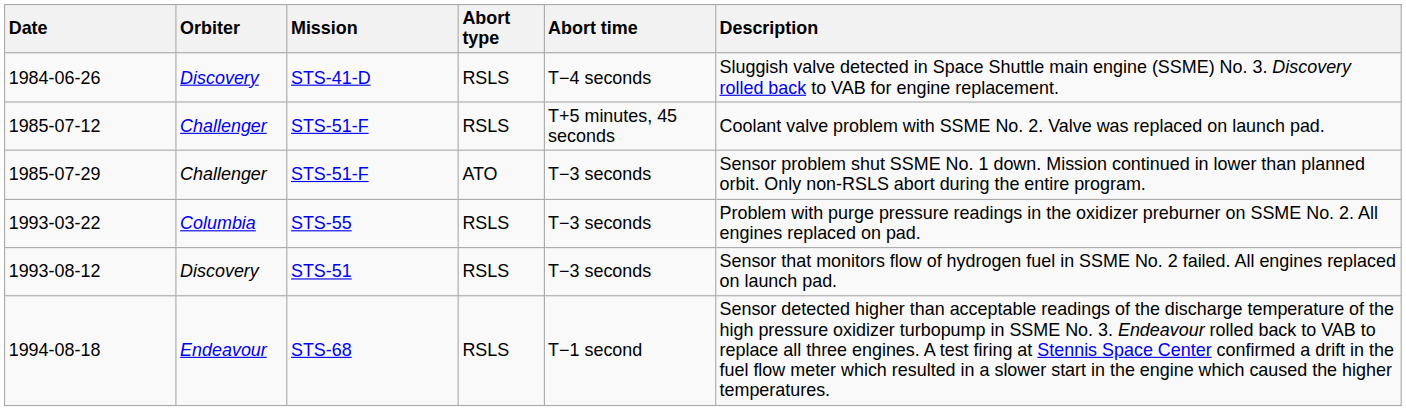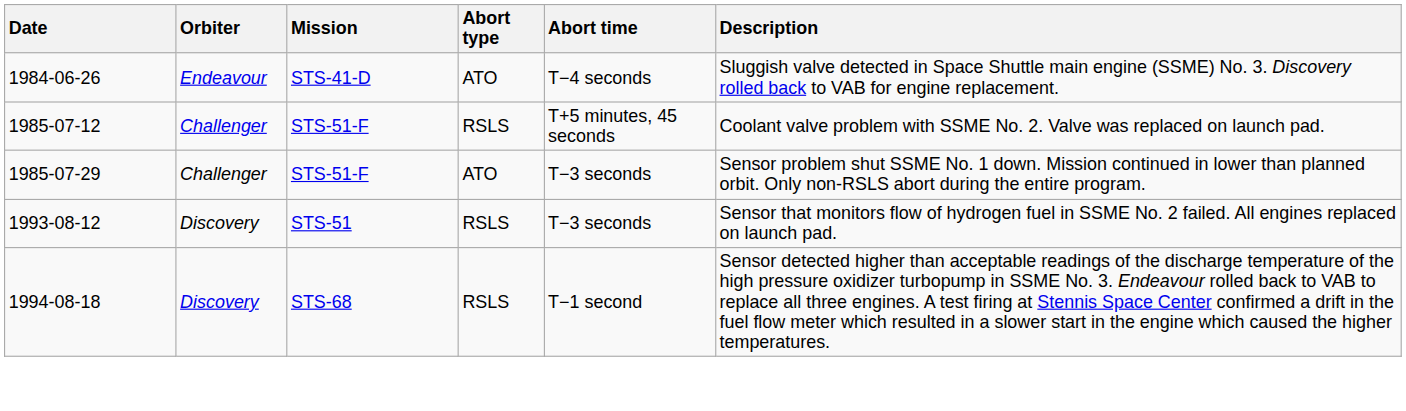(219, 77) Discovery -> (223, 77) Endeavour
(486, 77) RSLS -> (480, 77) ATO
- row: (55, 223)
(223, 350) Endeavour -> (219, 301) Discovery
